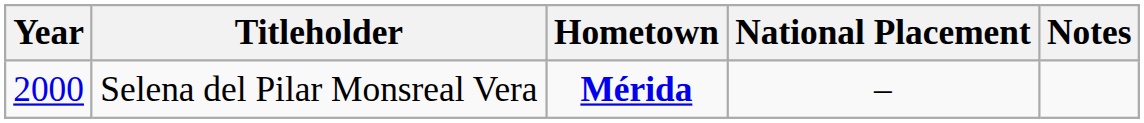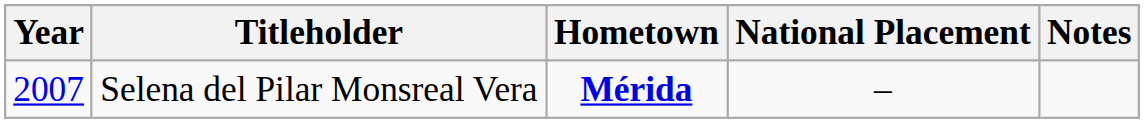(49, 88) 2000 -> (49, 88) 2007
